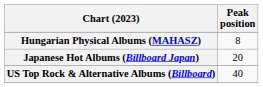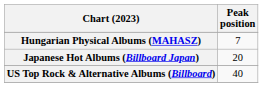(238, 40) 8 -> (238, 40) 7
